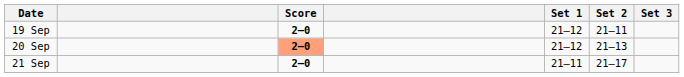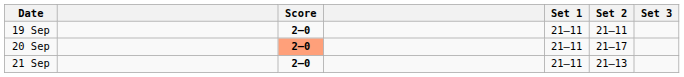(567, 30) 21–12 -> (567, 30) 21–11
(567, 47) 21–12 -> (567, 47) 21–11
(612, 47) 21–13 -> (612, 47) 21–17
(612, 64) 21–17 -> (612, 64) 21–13
